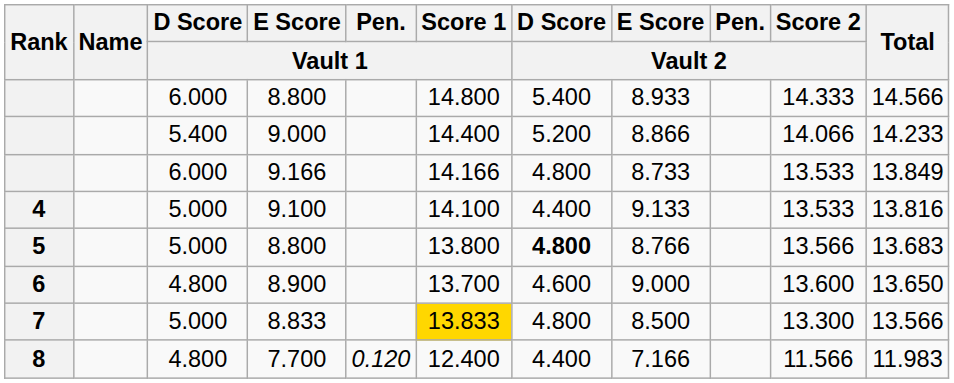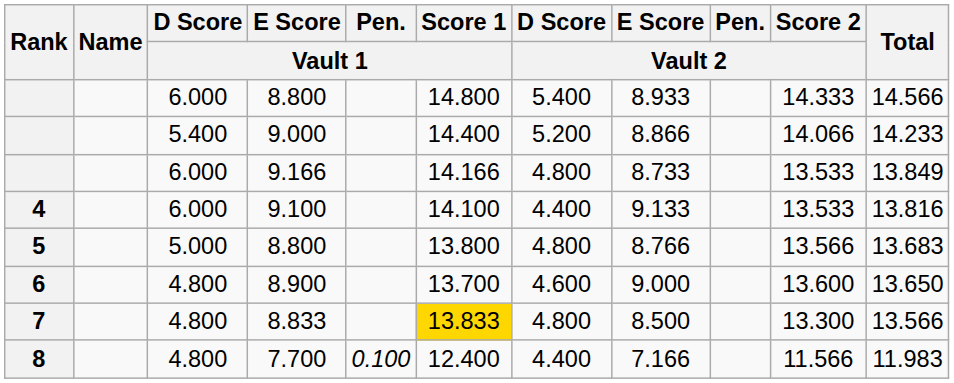(198, 209) 5.000 -> (198, 209) 6.000
(562, 246) bold -> (562, 246) normal
(198, 321) 5.000 -> (198, 321) 4.800
(381, 358) 0.120 -> (381, 358) 0.100
